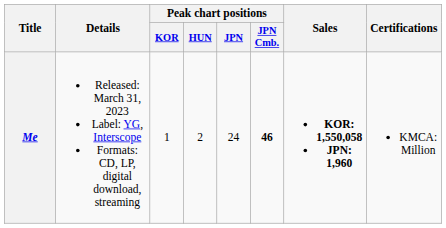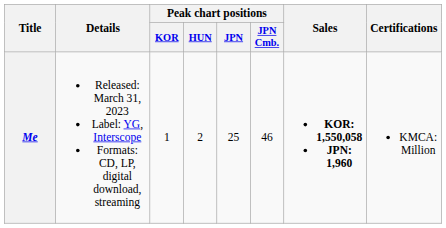(234, 137) 24 -> (234, 137) 25
(267, 137) bold -> (267, 137) normal
